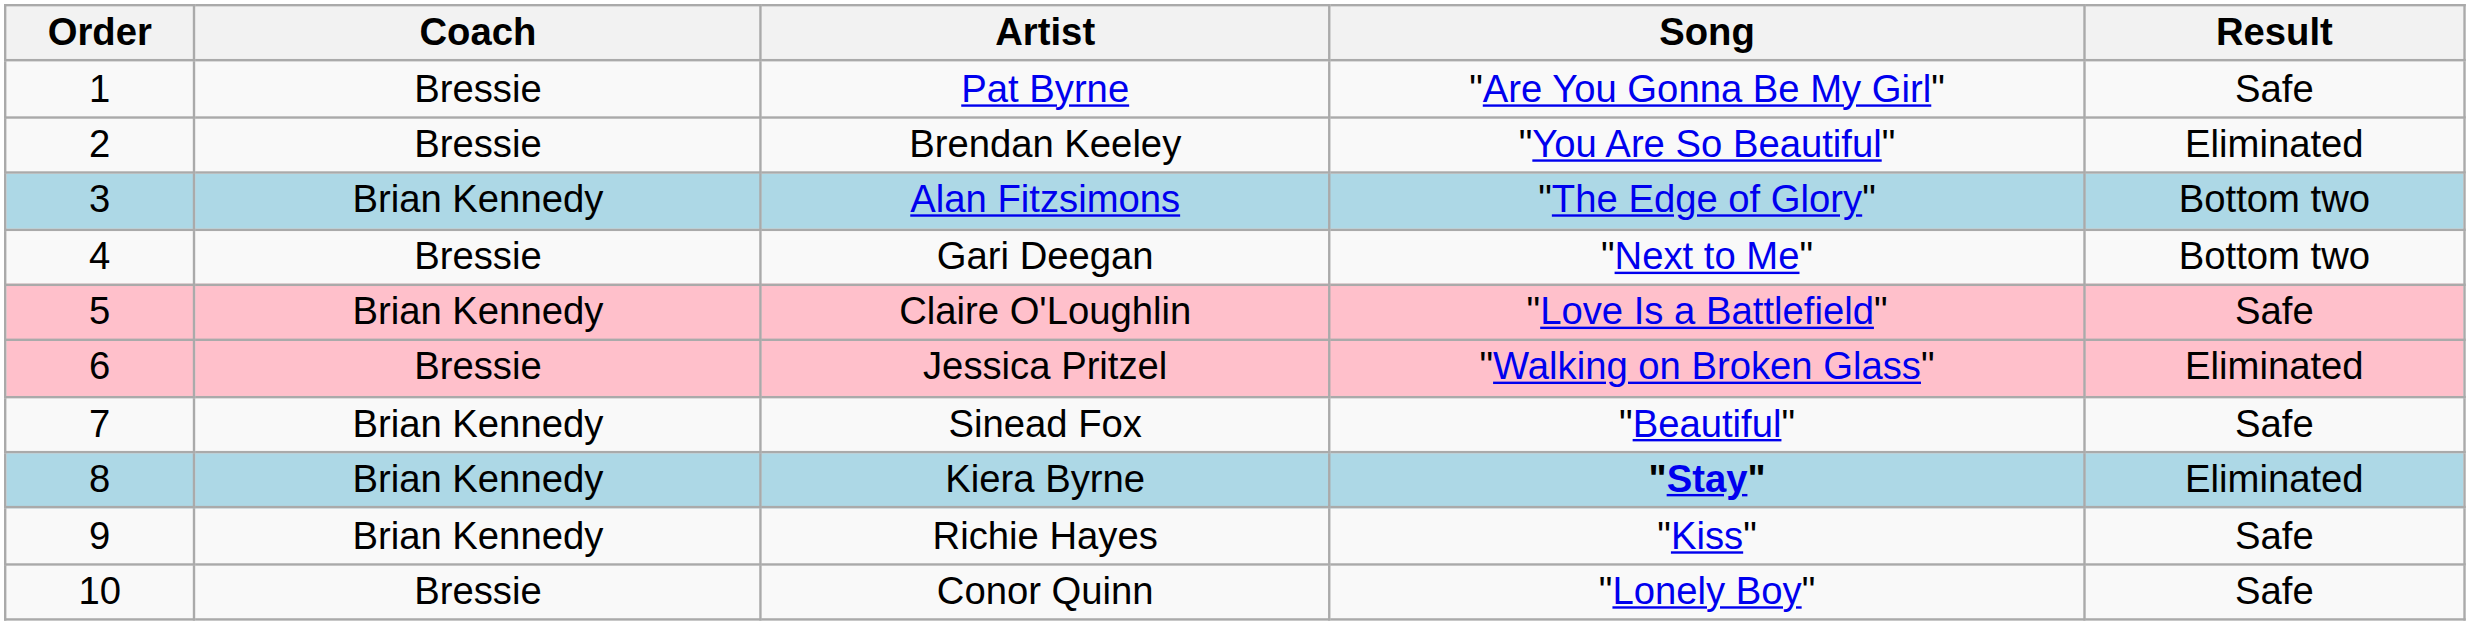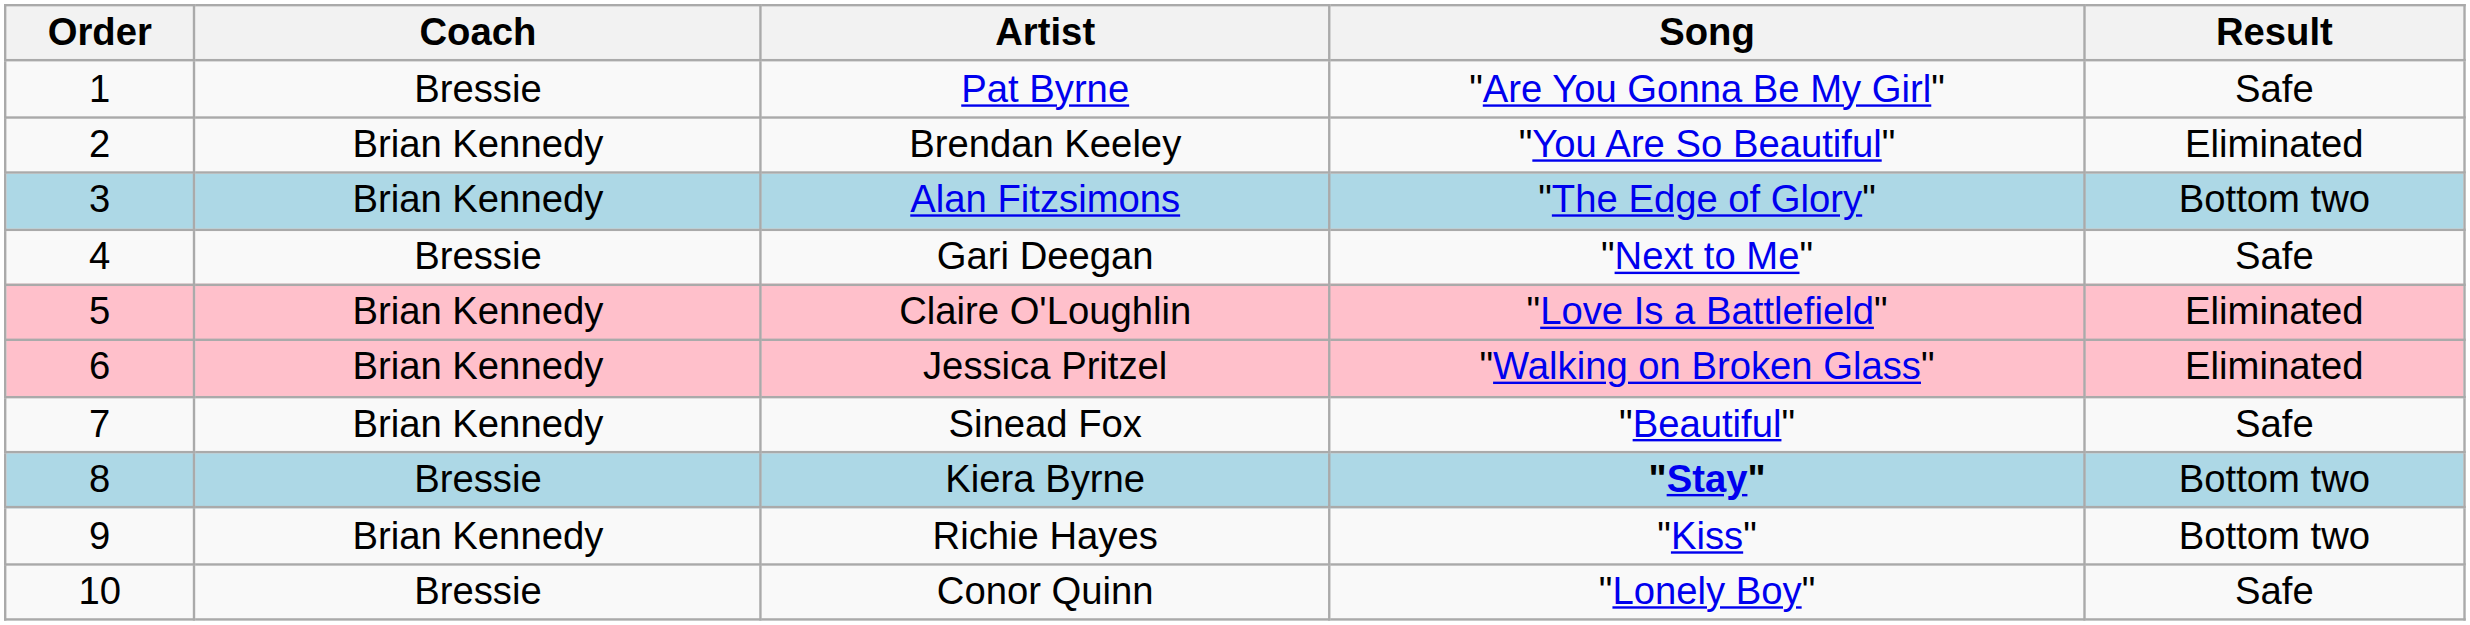(478, 144) Bressie -> (478, 144) Brian Kennedy
(2274, 255) Bottom two -> (2274, 255) Safe
(2274, 311) Safe -> (2274, 311) Eliminated
(478, 367) Bressie -> (478, 367) Brian Kennedy
(478, 479) Brian Kennedy -> (478, 479) Bressie
(2274, 479) Eliminated -> (2274, 479) Bottom two
(2274, 535) Safe -> (2274, 535) Bottom two
